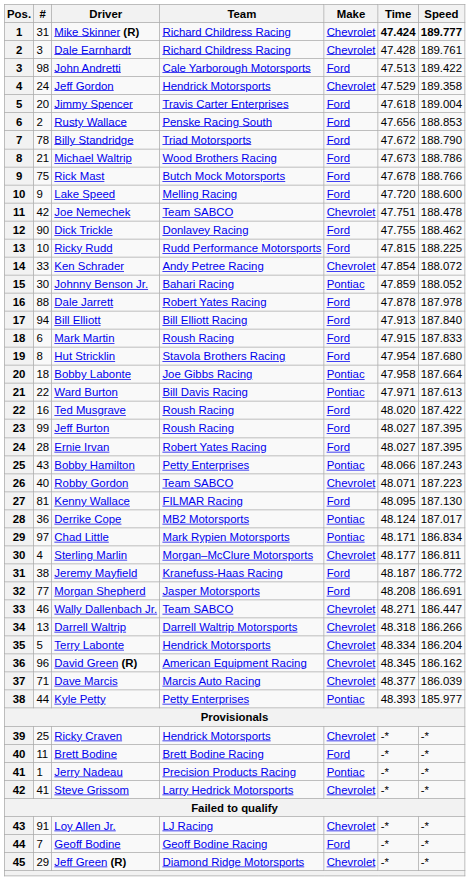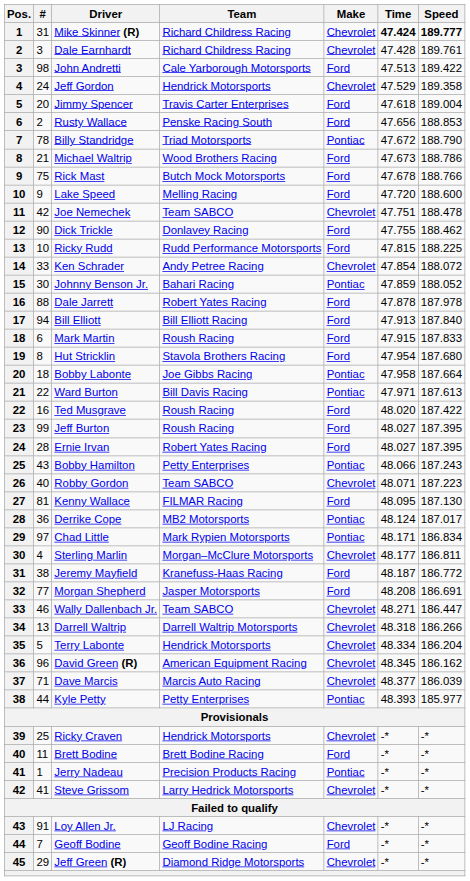(338, 140) Ford -> (346, 140) Pontiac
